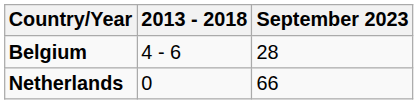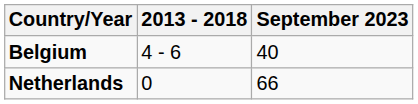(267, 51) 28 -> (267, 51) 40
